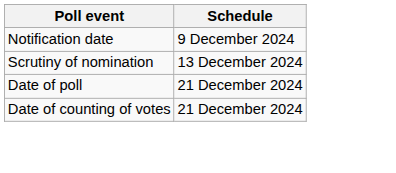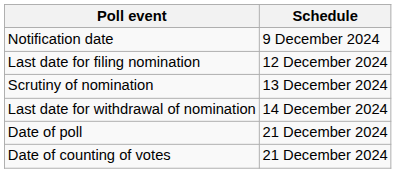+ row: (104, 62)
+ row: (132, 109)
